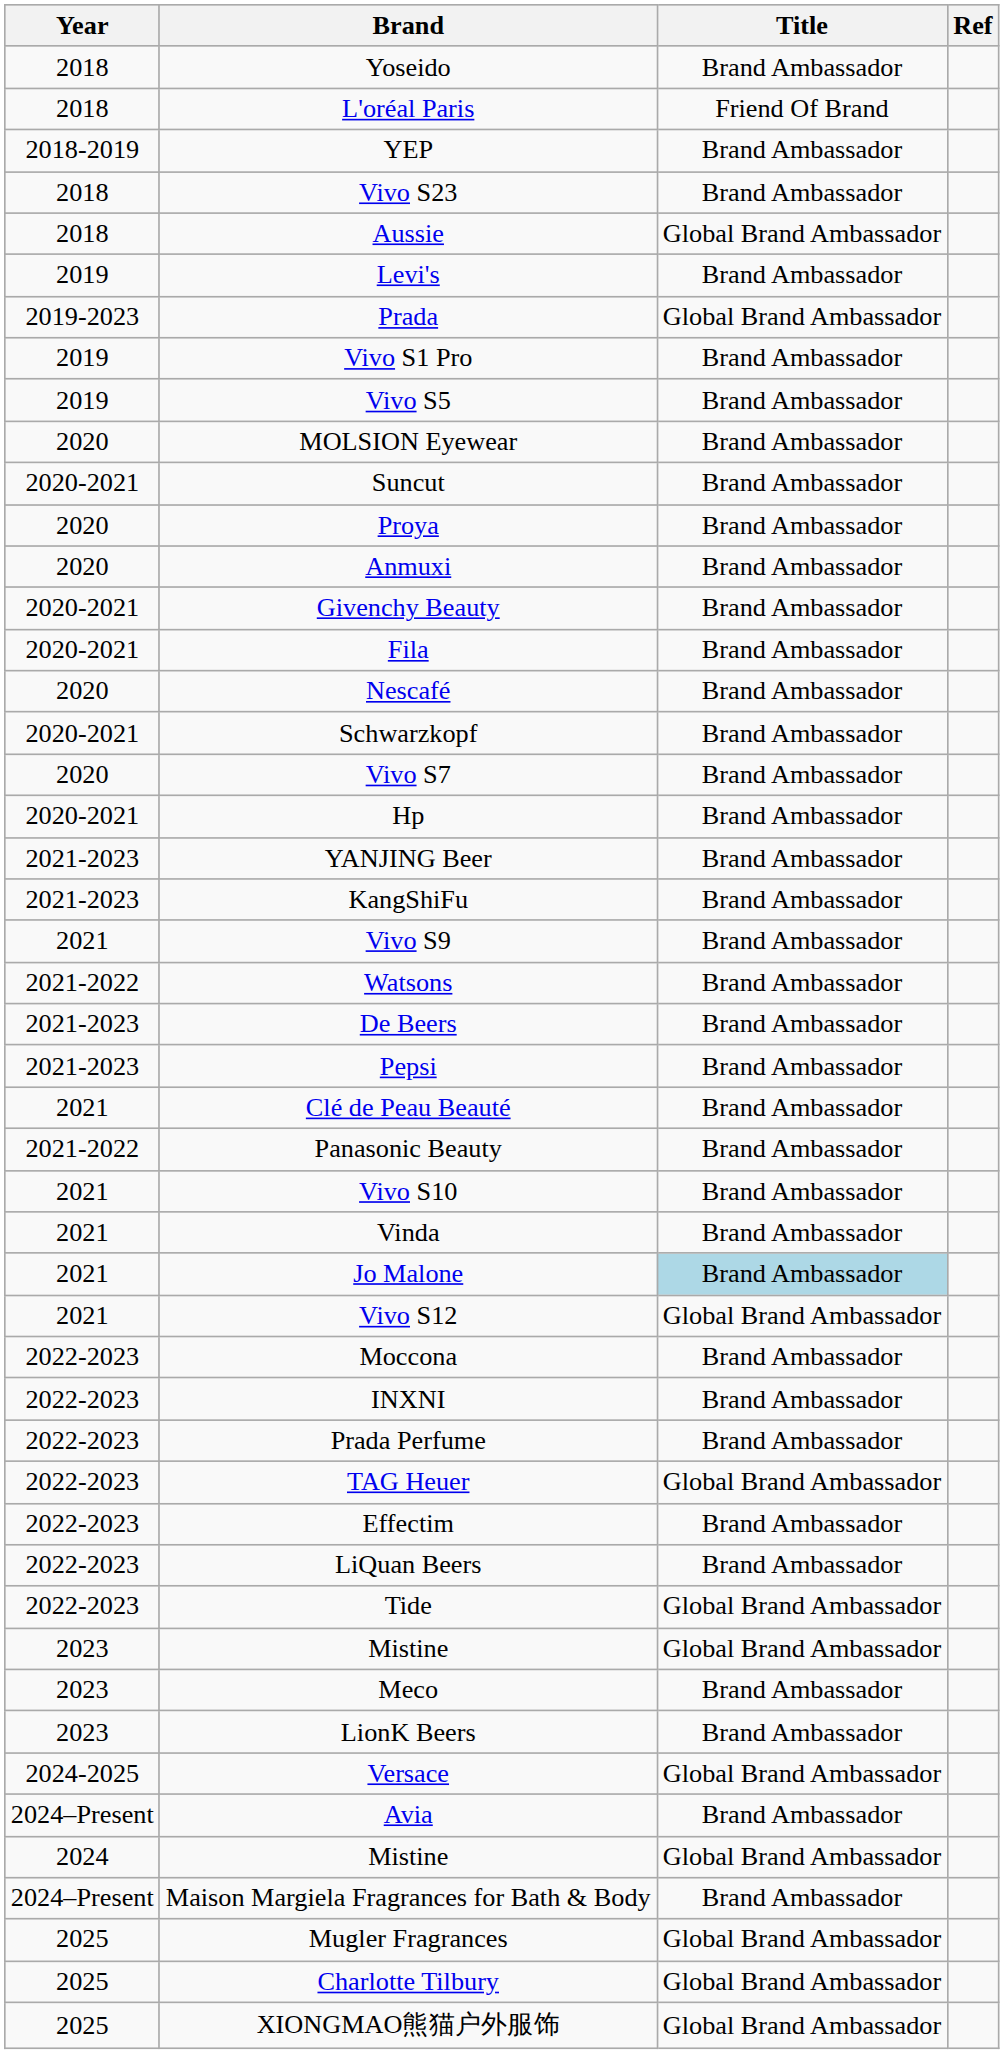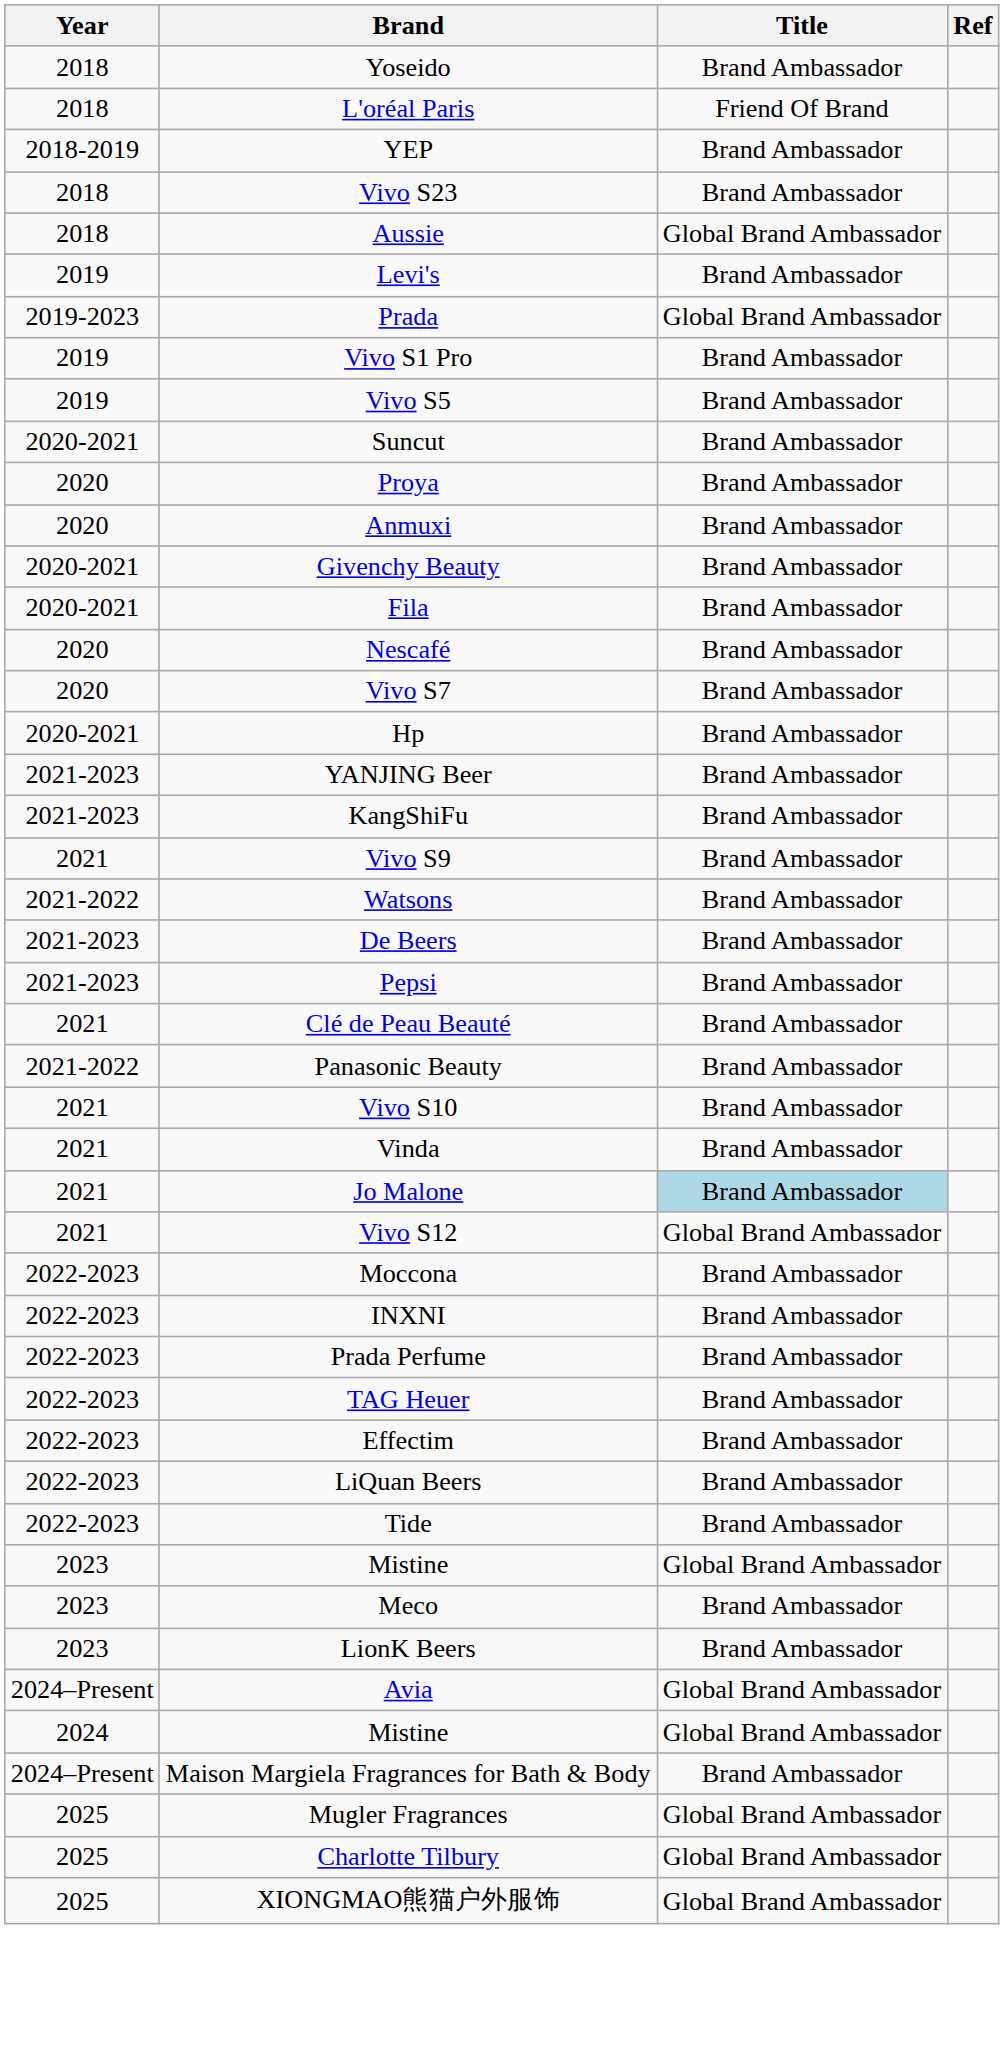- row: (82, 441)
- row: (82, 732)
(802, 1481) Global Brand Ambassador -> (802, 1398) Brand Ambassador
(802, 1606) Global Brand Ambassador -> (802, 1523) Brand Ambassador
- row: (82, 1773)
(802, 1814) Brand Ambassador -> (802, 1689) Global Brand Ambassador
